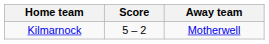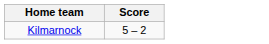- column: (214, 13)
